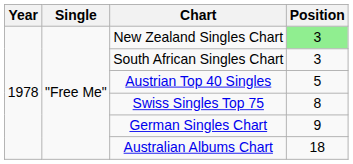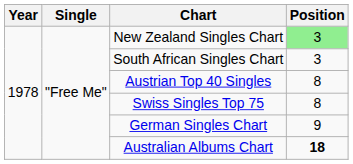(317, 81) 5 -> (317, 81) 8
(317, 147) normal -> (317, 147) bold
